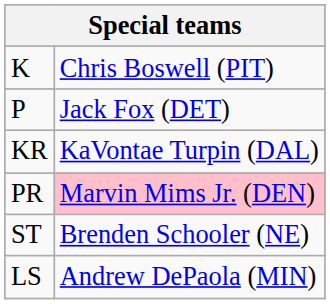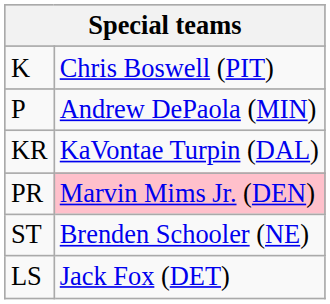(145, 109) Jack Fox (DET) -> (188, 109) Andrew DePaola (MIN)
(188, 276) Andrew DePaola (MIN) -> (145, 276) Jack Fox (DET)
